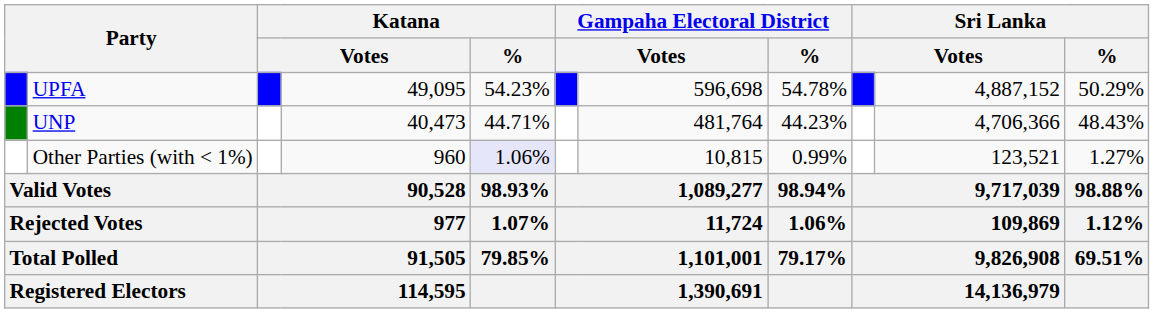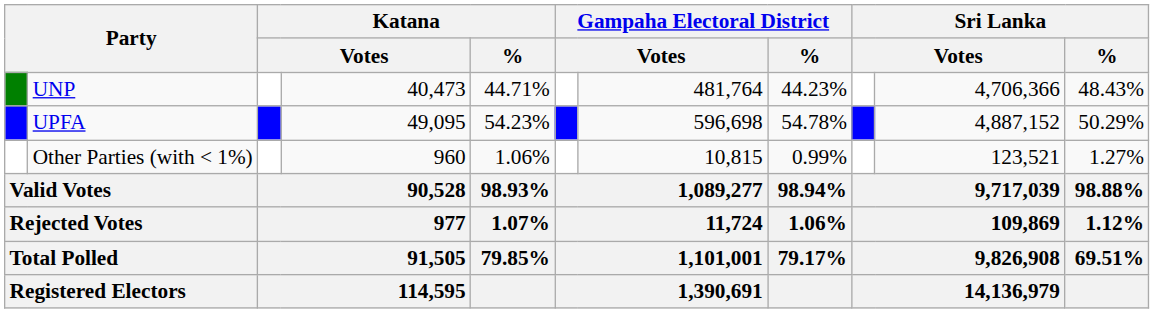rows swapped: (59, 88) <-> (54, 122)
(522, 156) lavender background -> (522, 156) no background
